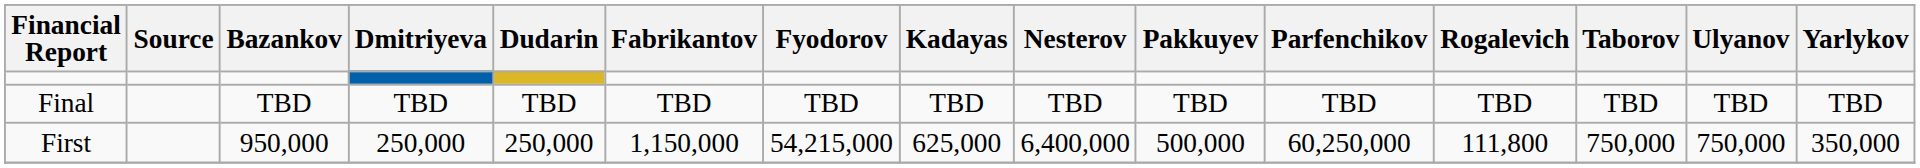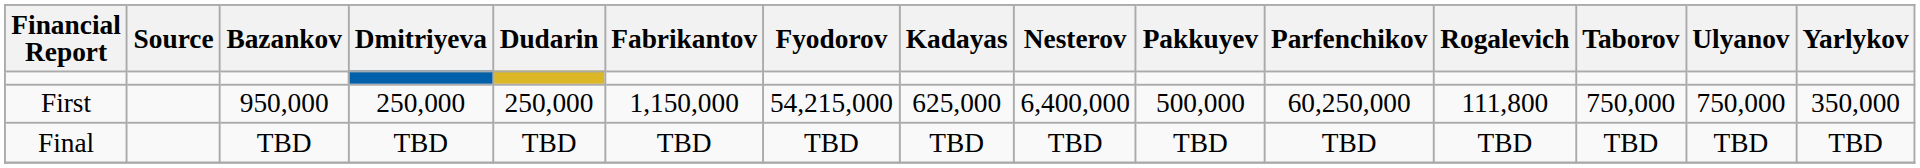rows swapped: (66, 143) <-> (66, 104)
